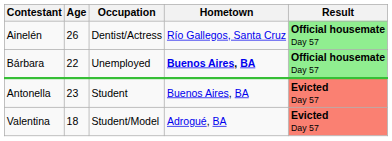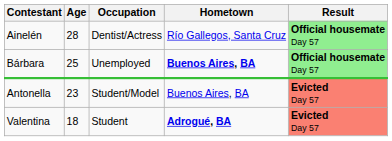(72, 36) 26 -> (72, 36) 28
(72, 64) 22 -> (72, 64) 25
(110, 94) Student -> (125, 94) Student/Model
(125, 122) Student/Model -> (110, 122) Student
(197, 122) normal -> (199, 122) bold
